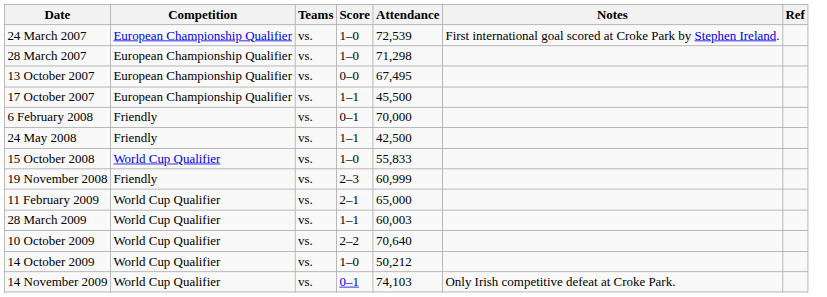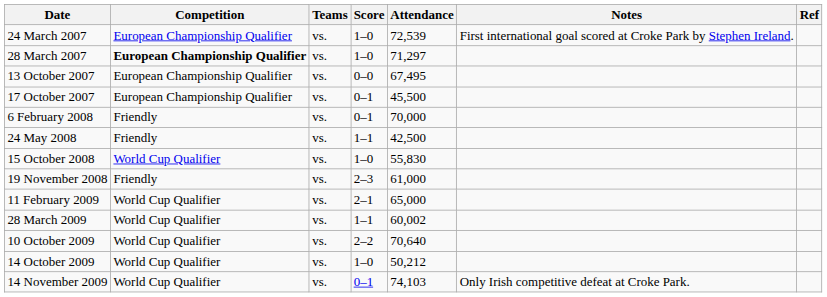(203, 55) normal -> (210, 55) bold
(394, 55) 71,298 -> (408, 55) 71,297
(349, 96) 1–1 -> (363, 96) 0–1
(394, 158) 55,833 -> (408, 158) 55,830
(394, 179) 60,999 -> (408, 179) 61,000
(394, 220) 60,003 -> (408, 220) 60,002
